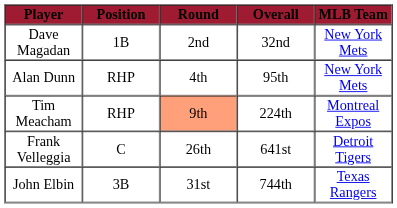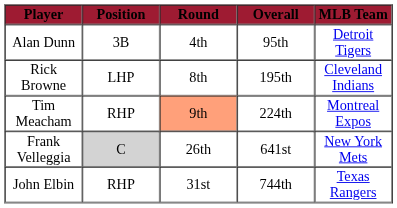- row: (44, 42)
(121, 77) RHP -> (121, 42) 3B
(353, 77) New York Mets -> (353, 42) Detroit Tigers
+ row: (44, 77)
(121, 149) no background -> (121, 149) lightgrey background
(353, 149) Detroit Tigers -> (353, 149) New York Mets
(121, 184) 3B -> (121, 184) RHP
